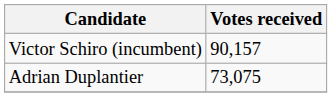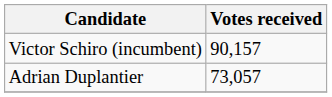(236, 77) 73,075 -> (236, 77) 73,057
